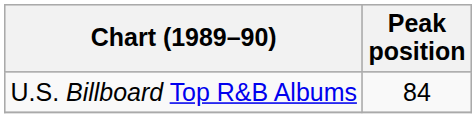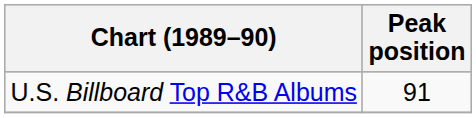(417, 91) 84 -> (417, 91) 91
